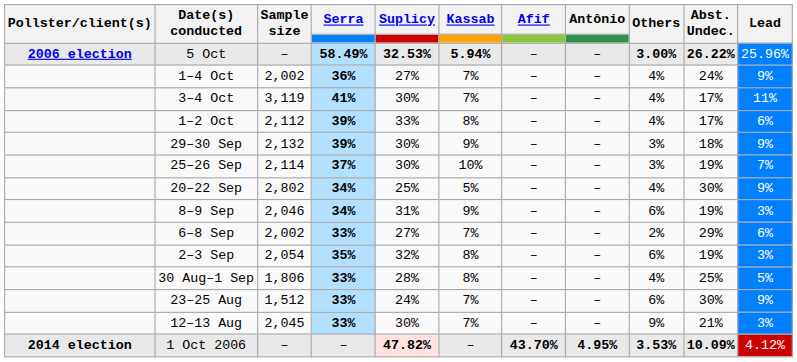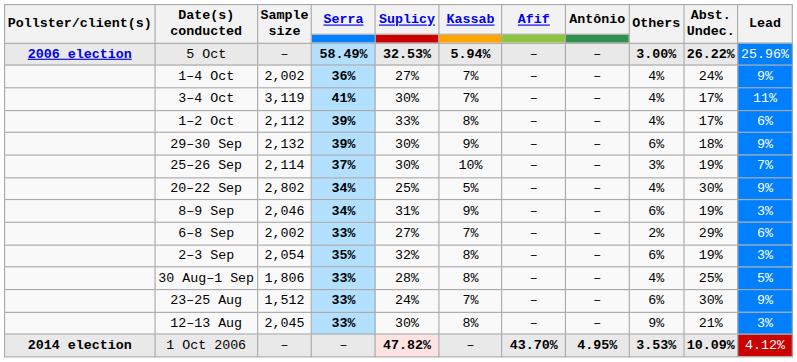(656, 143) 3% -> (656, 143) 6%
(470, 323) 7% -> (470, 323) 8%
